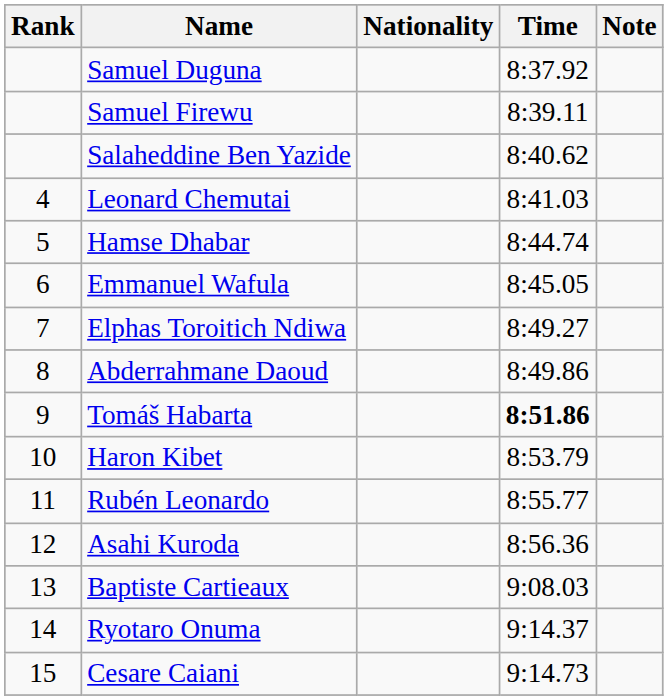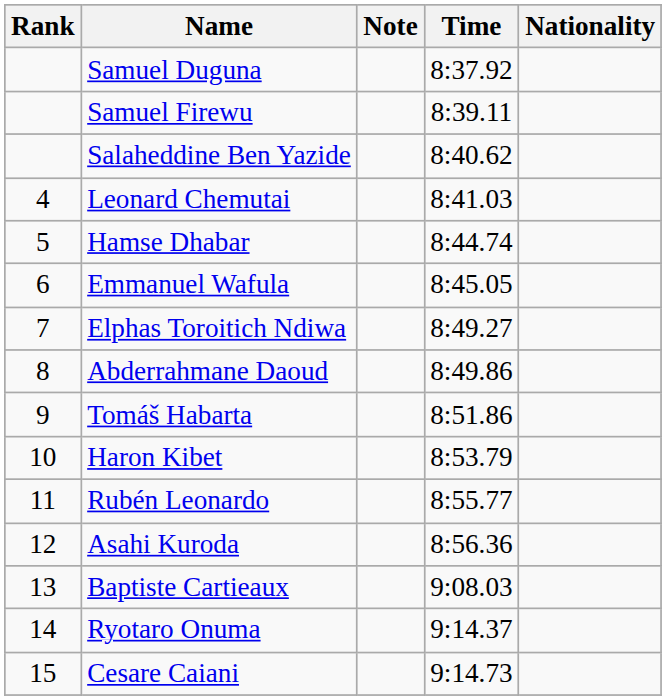columns swapped: (428, 26) <-> (629, 26)
(548, 414) bold -> (471, 414) normal
